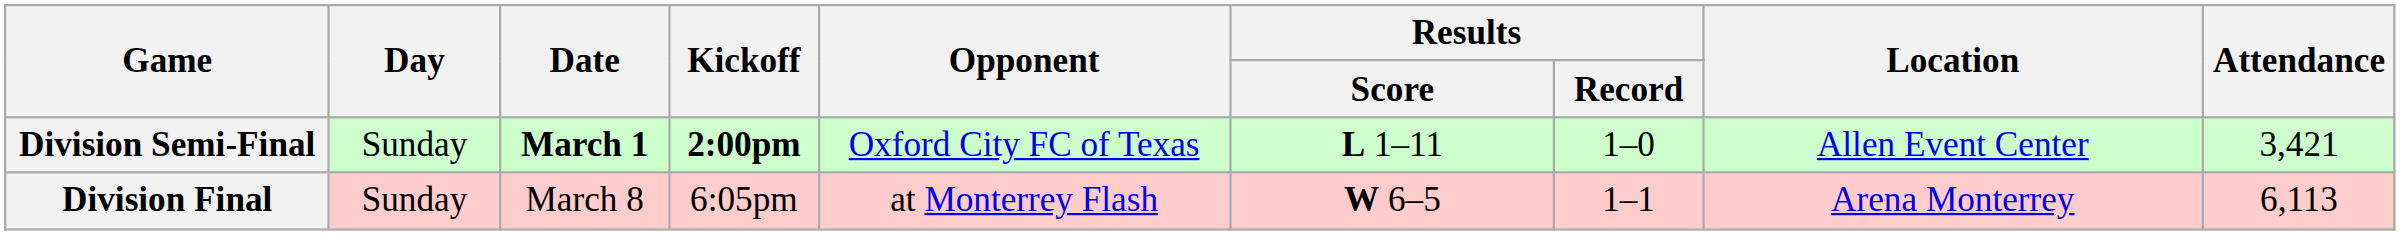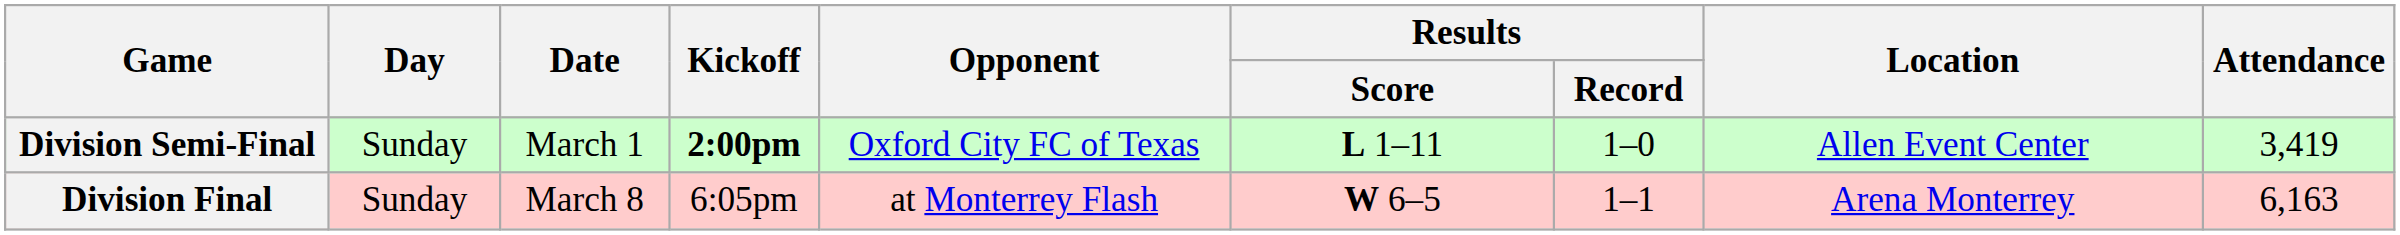(585, 144) bold -> (585, 144) normal
(2299, 144) 3,421 -> (2299, 144) 3,419
(2299, 199) 6,113 -> (2299, 199) 6,163
